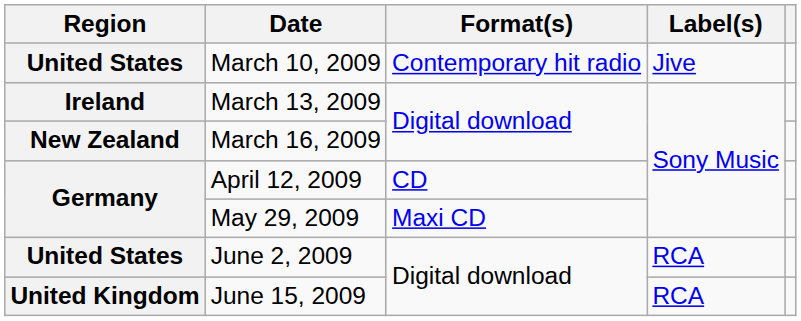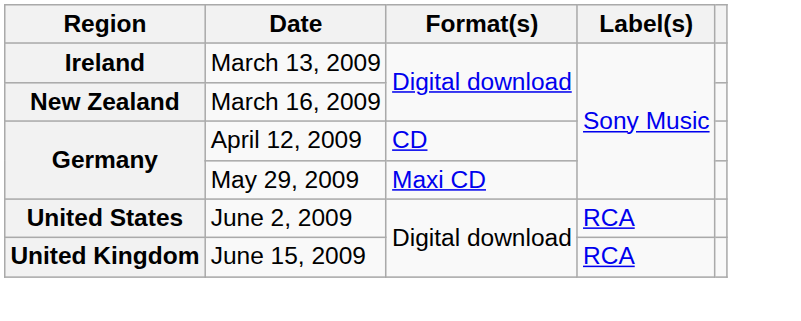- row: (296, 62)
